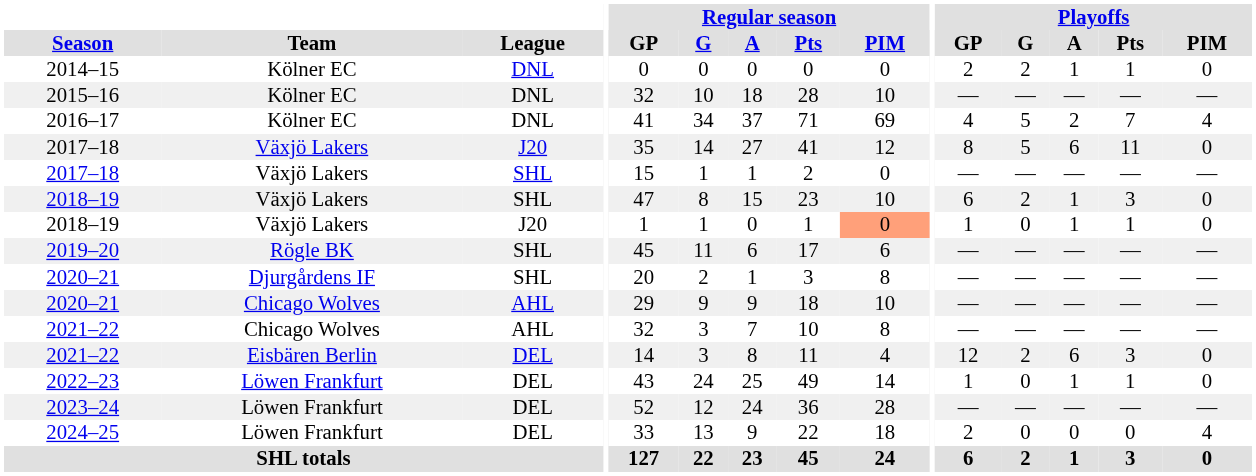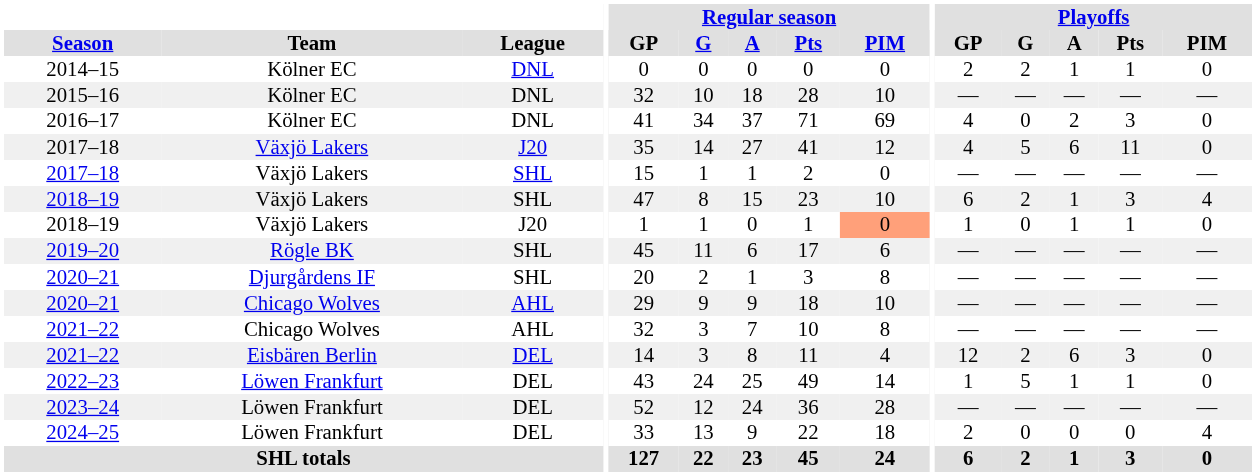(1025, 120) 5 -> (1025, 120) 0
(1130, 120) 7 -> (1130, 120) 3
(1207, 120) 4 -> (1207, 120) 0
(968, 146) 8 -> (968, 146) 4
(1207, 198) 0 -> (1207, 198) 4
(1025, 380) 0 -> (1025, 380) 5
